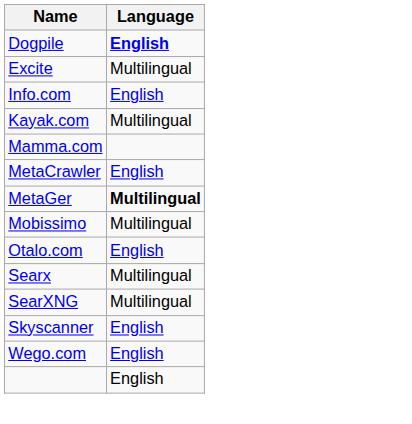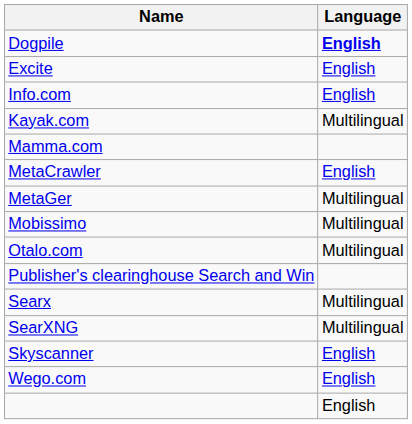(151, 69) Multilingual -> (349, 69) English
(155, 198) bold -> (363, 198) normal
(137, 250) English -> (363, 250) Multilingual
+ row: (161, 276)
